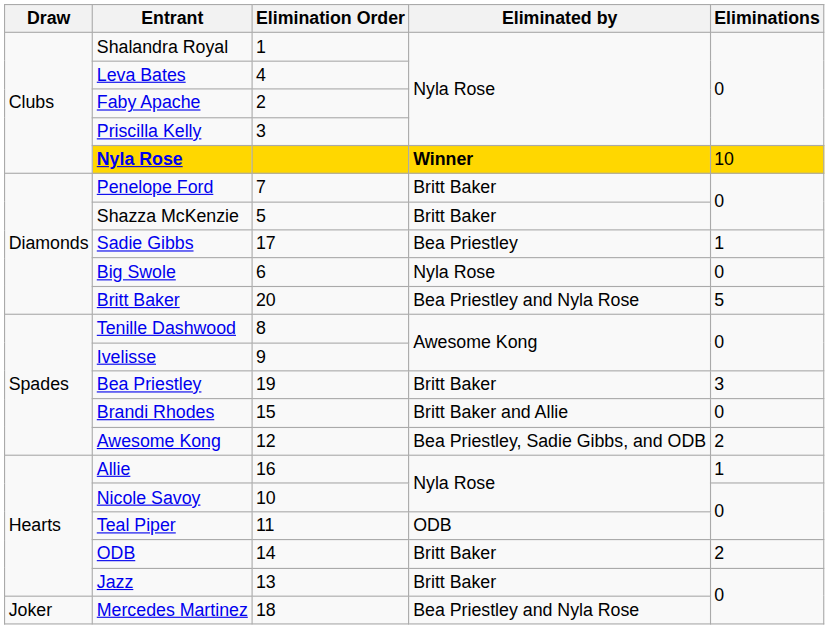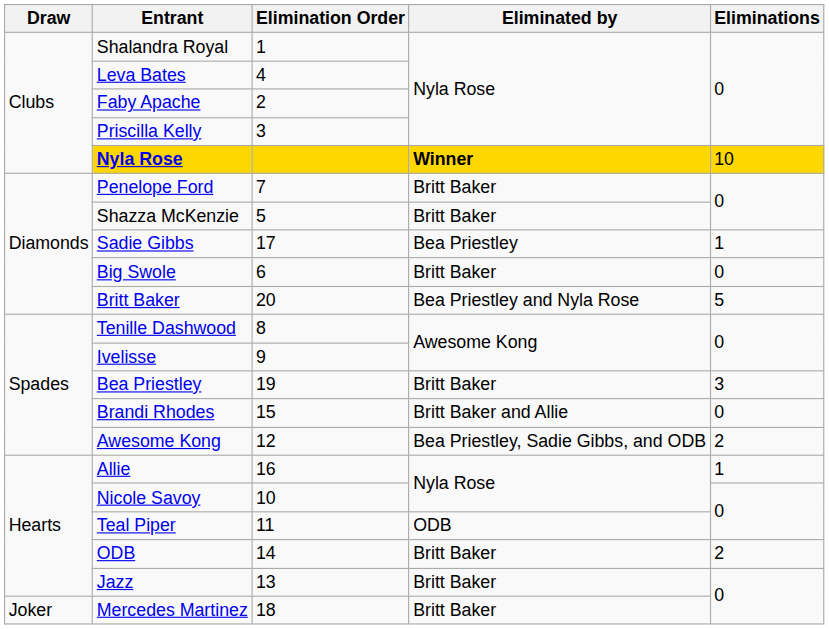(454, 272) Nyla Rose -> (455, 272) Britt Baker
(526, 610) Bea Priestley and Nyla Rose -> (455, 610) Britt Baker
